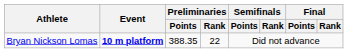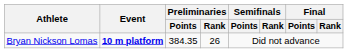(183, 41) 388.35 -> (183, 41) 384.35
(215, 41) 22 -> (215, 41) 26
